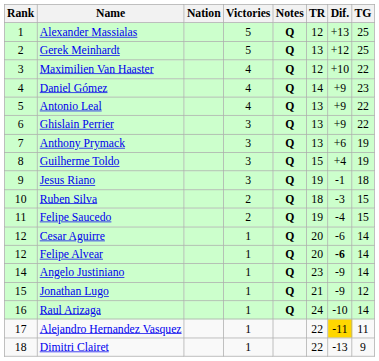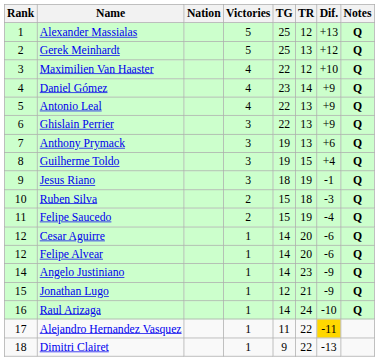columns swapped: (363, 13) <-> (290, 13)
(340, 254) bold -> (329, 254) normal
